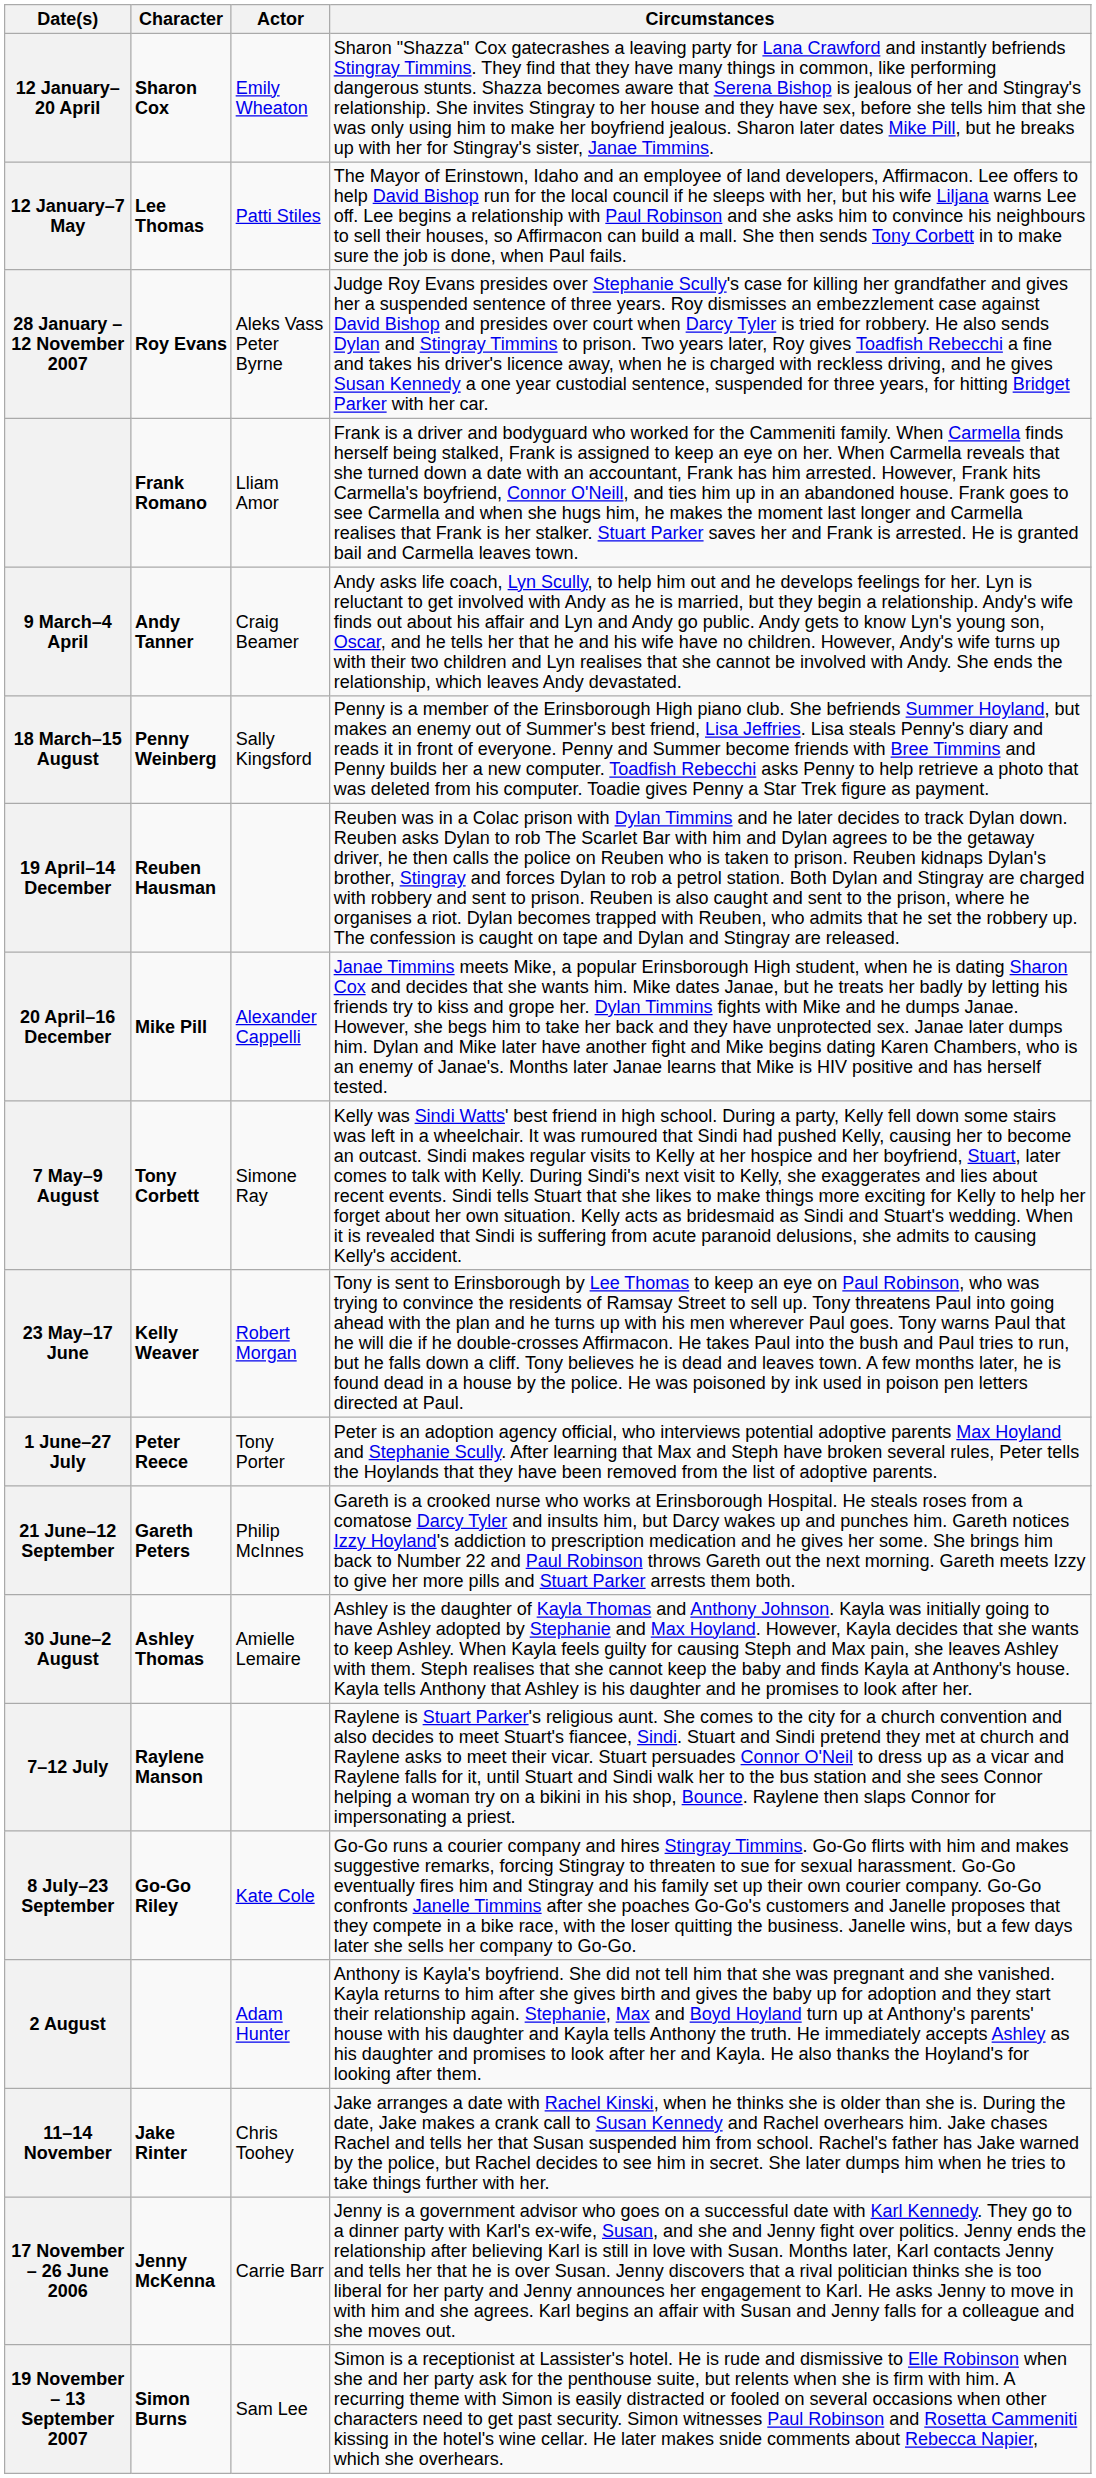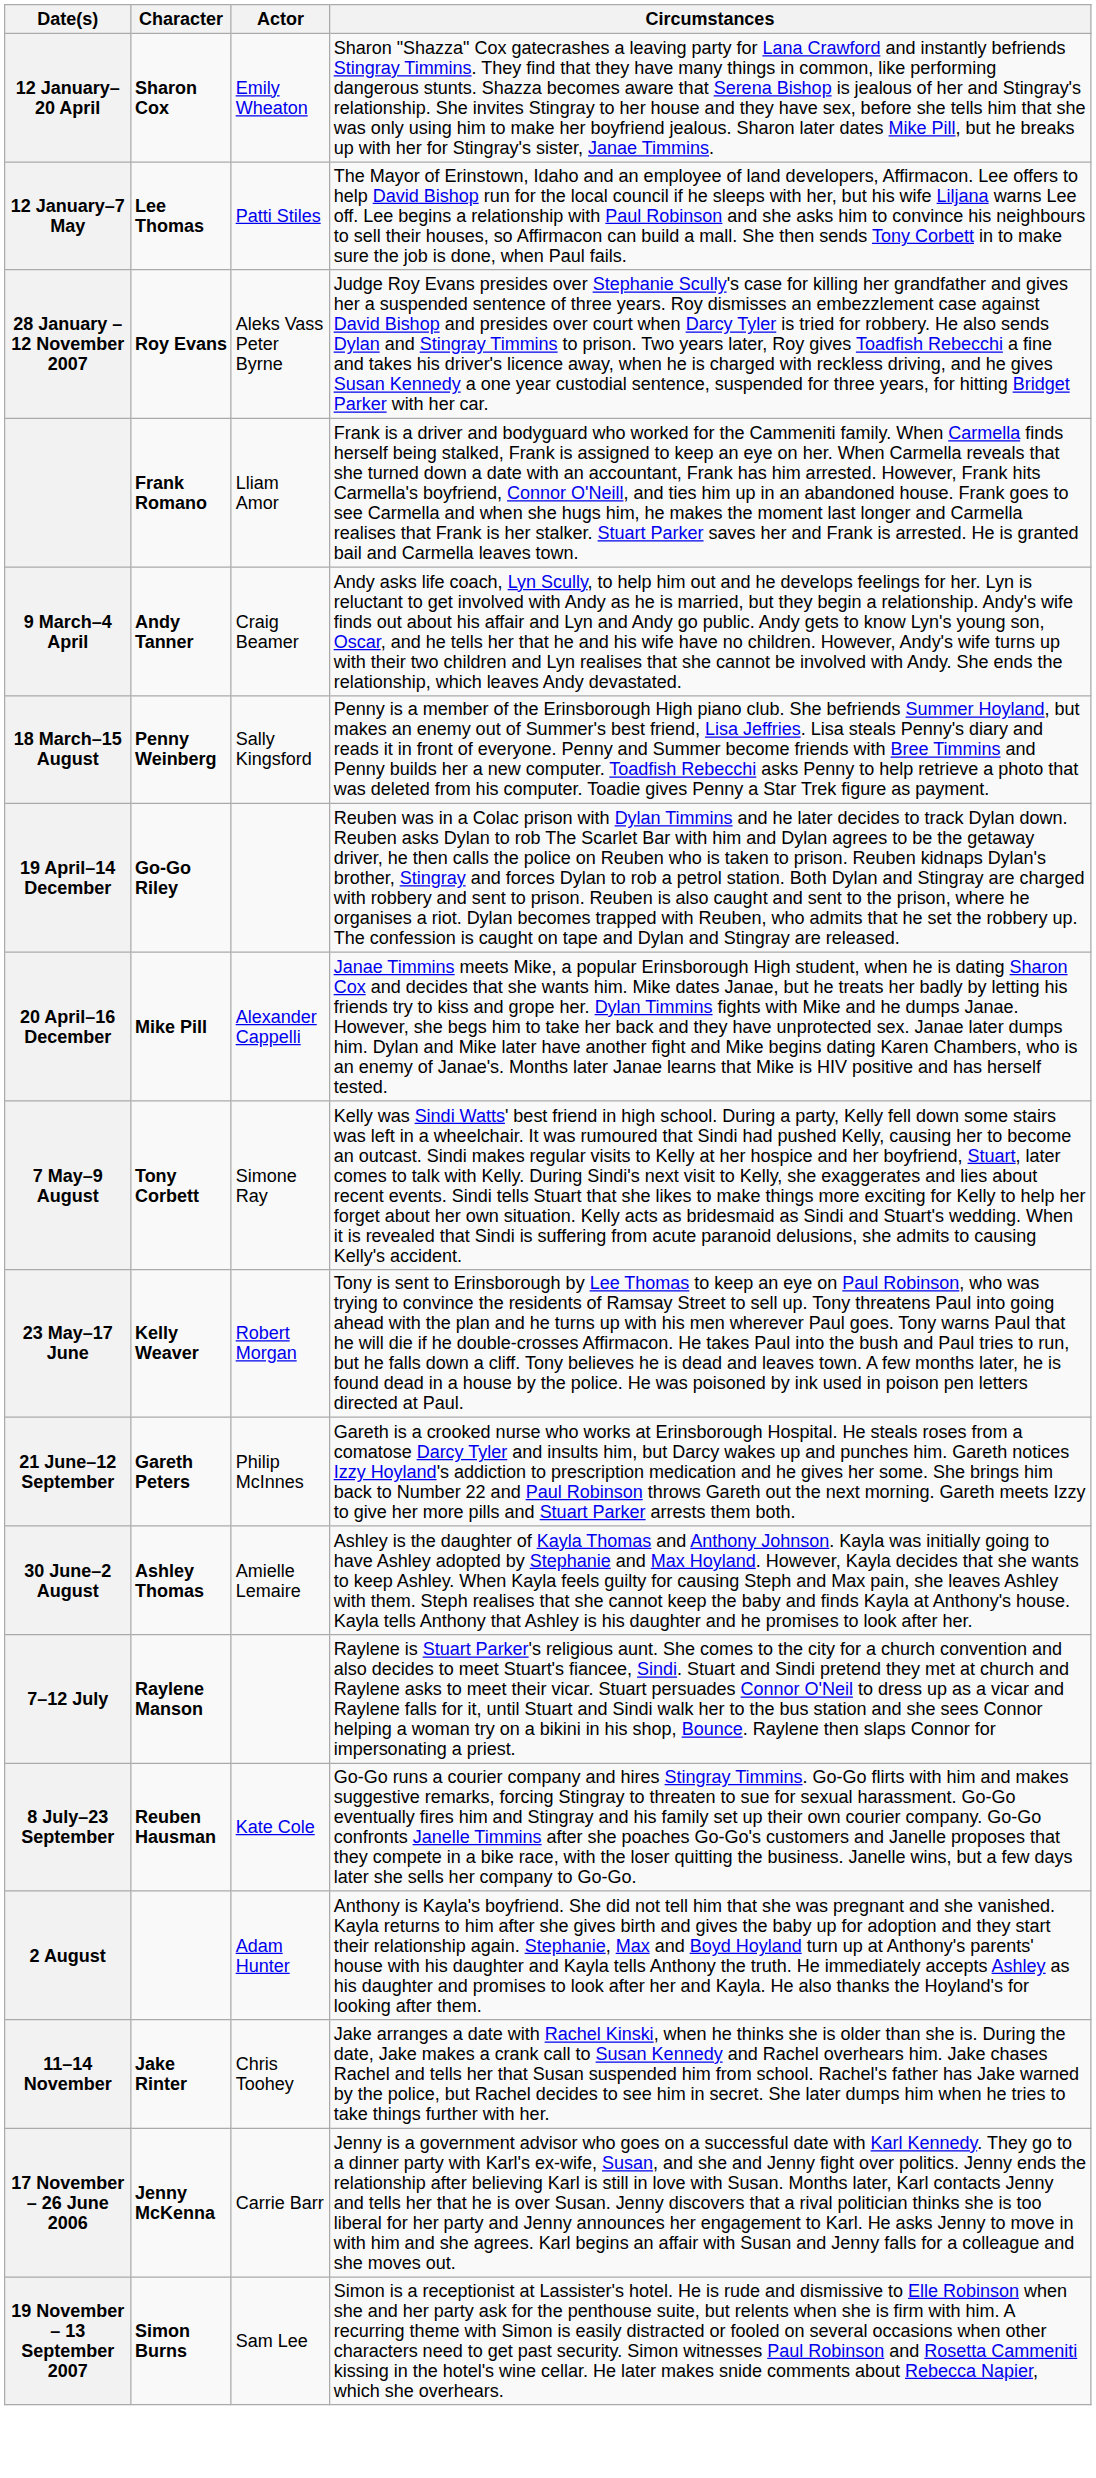(175, 878) Reuben Hausman -> (163, 878) Go-Go Riley
- row: (68, 1452)
(163, 1896) Go-Go Riley -> (175, 1827) Reuben Hausman
